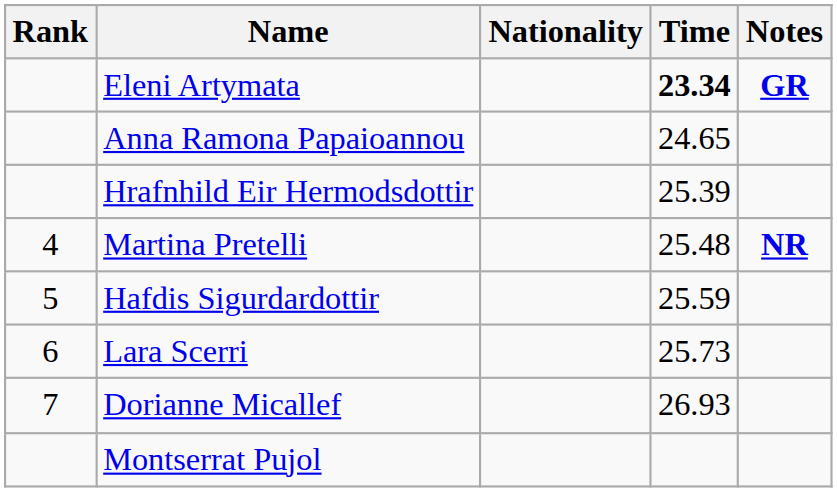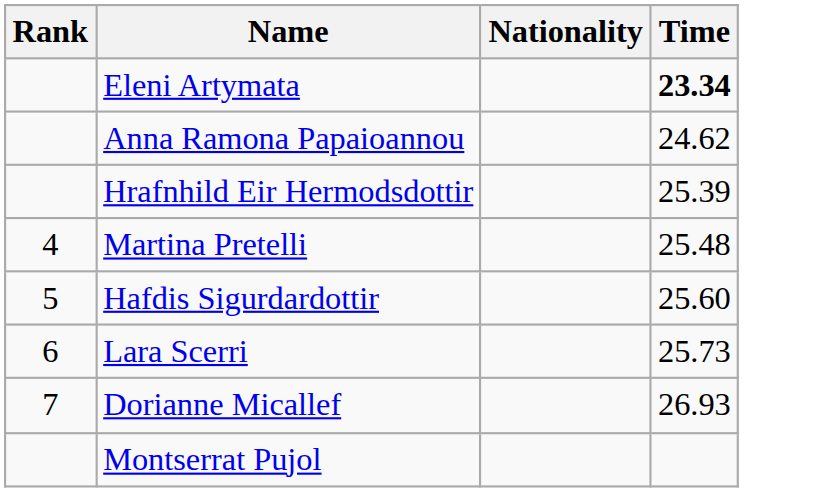- column: (784, 31)
(694, 138) 24.65 -> (694, 138) 24.62
(694, 298) 25.59 -> (694, 298) 25.60
